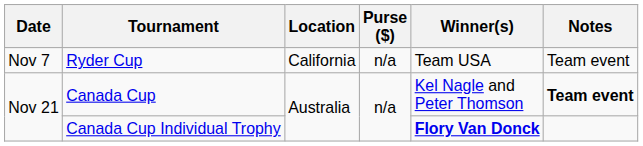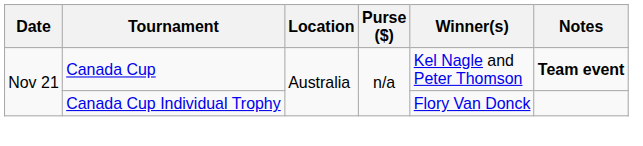- row: (104, 60)
(477, 129) bold -> (472, 104) normal
